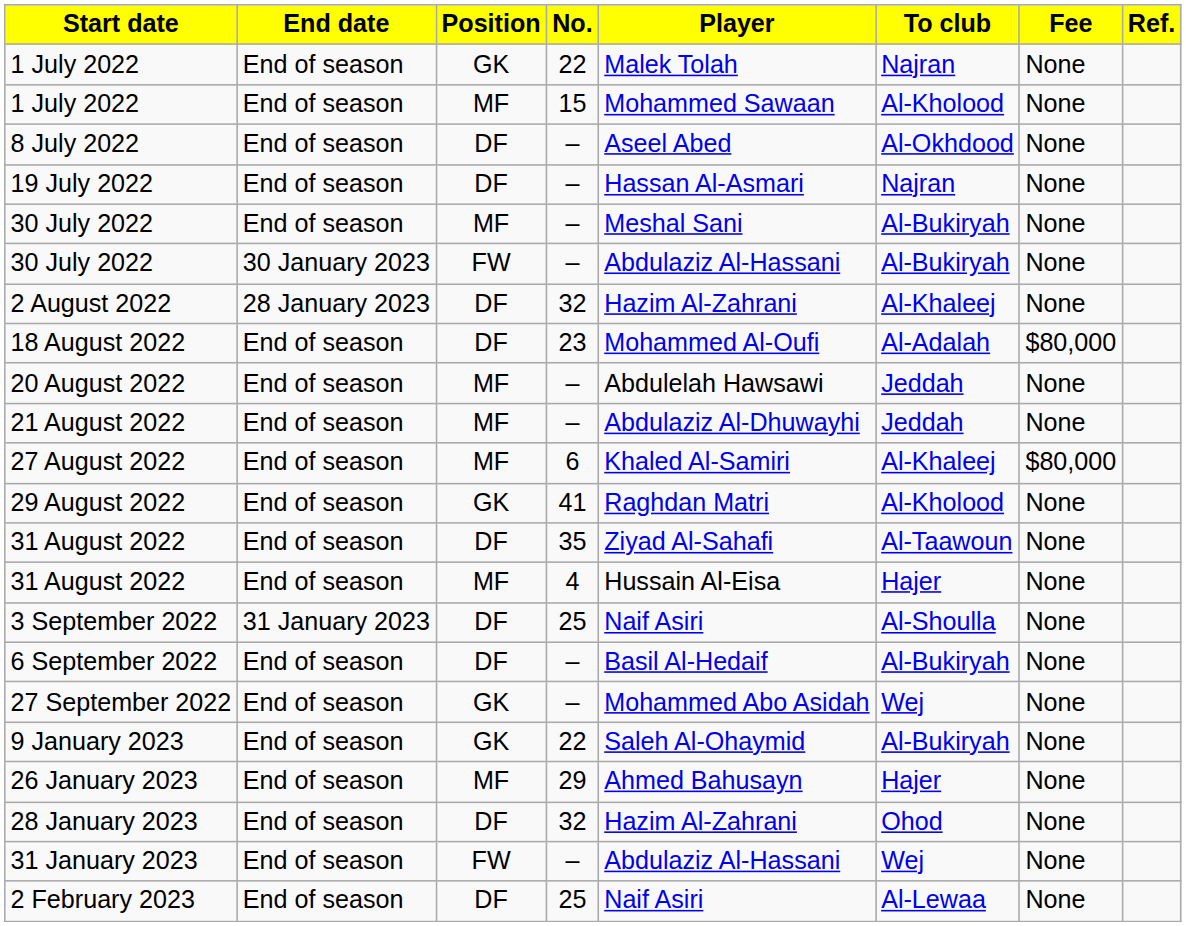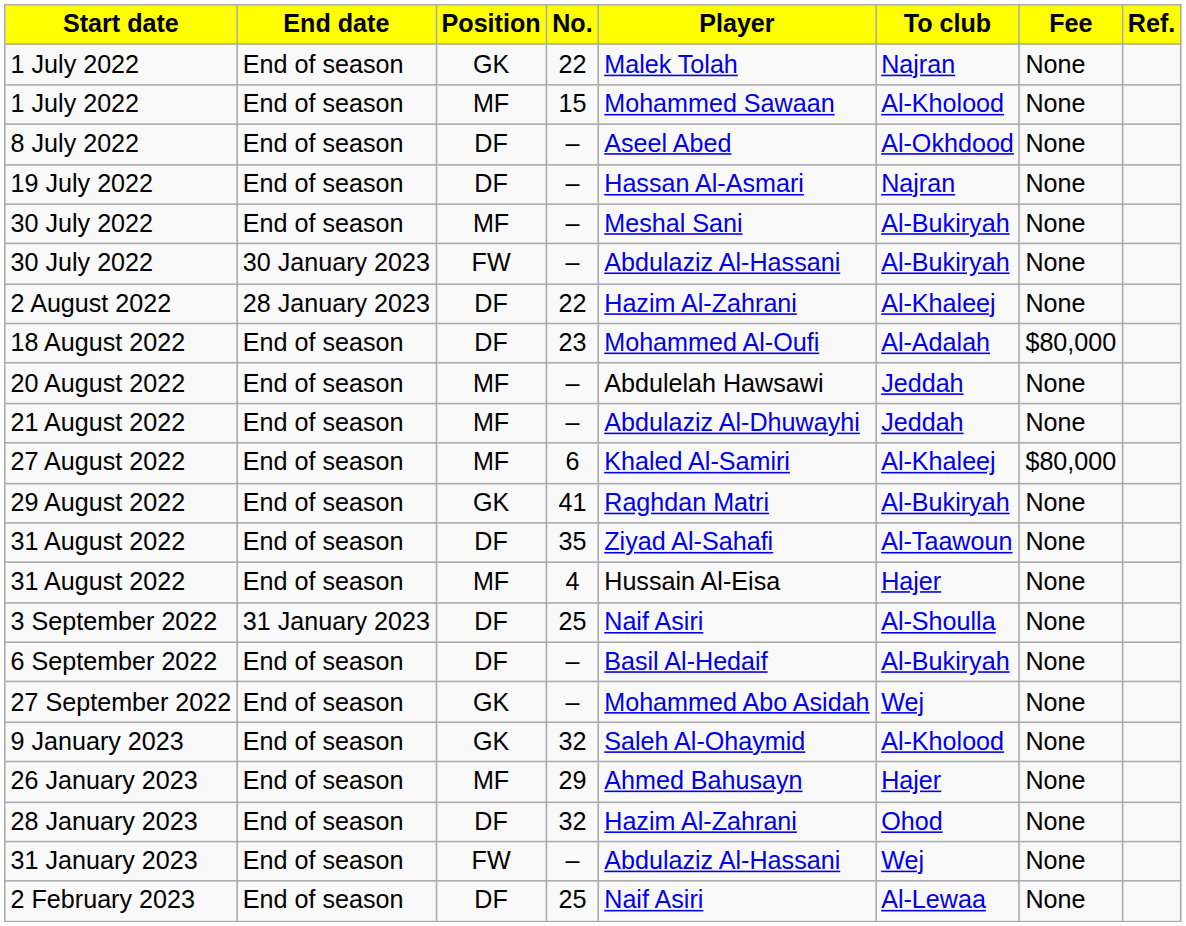(572, 303) 32 -> (572, 303) 22
(943, 502) Al-Kholood -> (945, 502) Al-Bukiryah
(572, 741) 22 -> (572, 741) 32
(945, 741) Al-Bukiryah -> (943, 741) Al-Kholood
